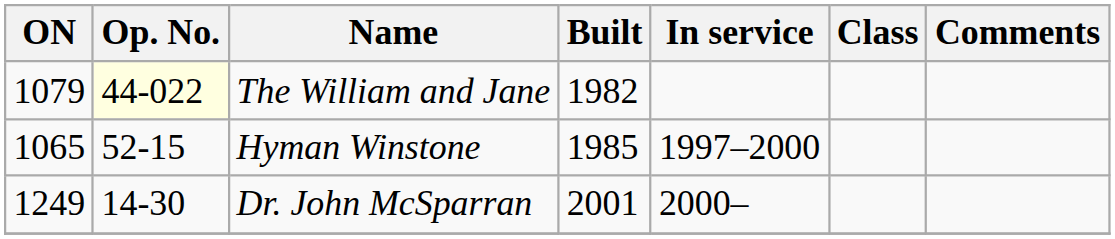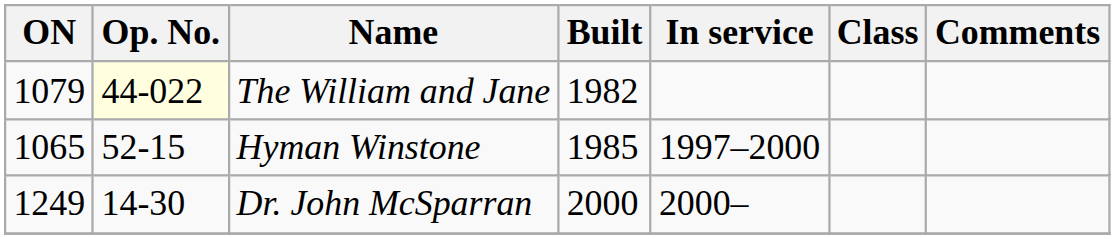(603, 203) 2001 -> (603, 203) 2000
